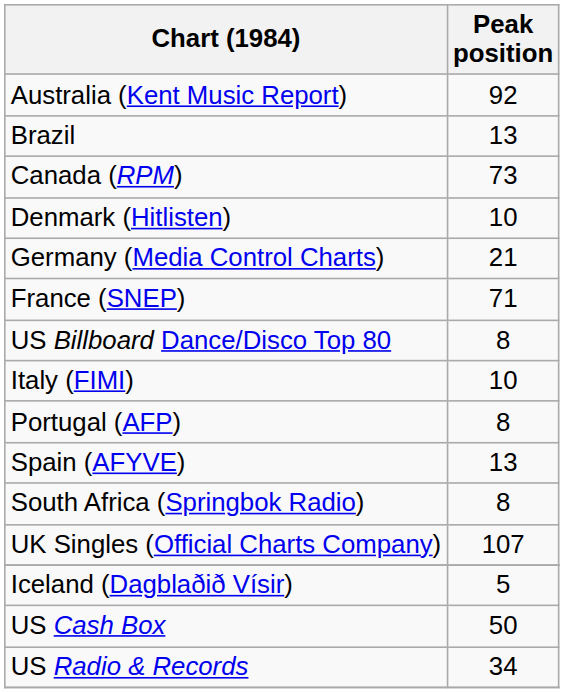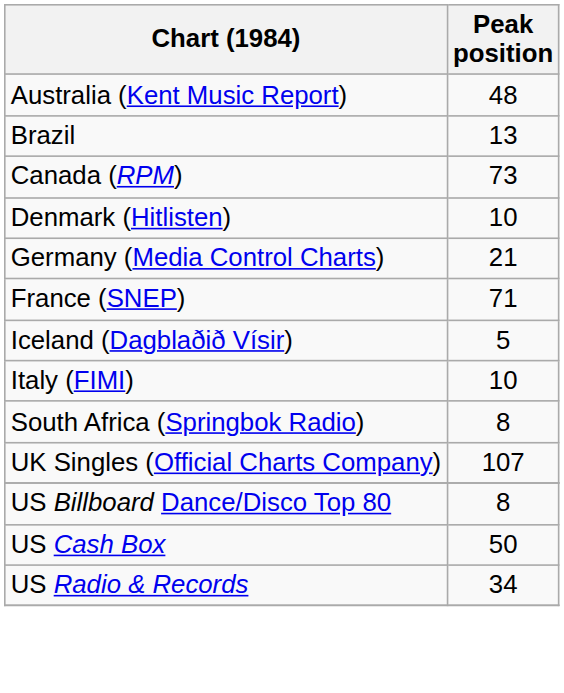(503, 94) 92 -> (503, 94) 48
rows swapped: (152, 585) <-> (201, 339)
- row: (96, 421)
- row: (98, 462)
